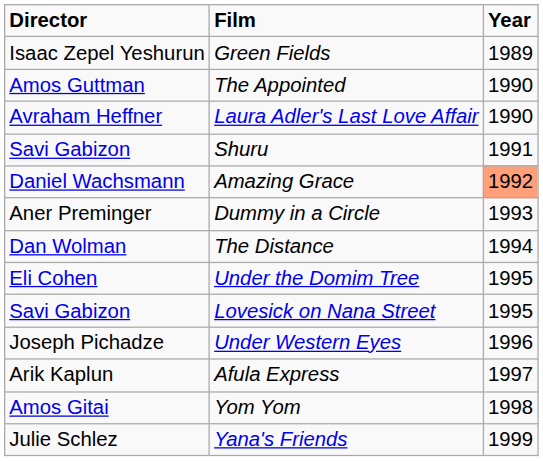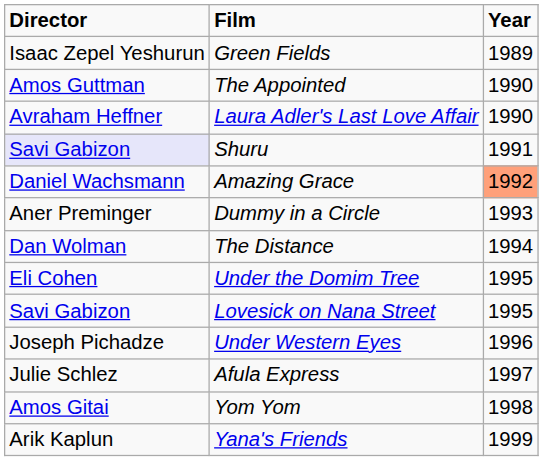(70, 149) no background -> (70, 149) lavender background
(61, 375) Arik Kaplun -> (64, 375) Julie Schlez
(64, 439) Julie Schlez -> (61, 439) Arik Kaplun
